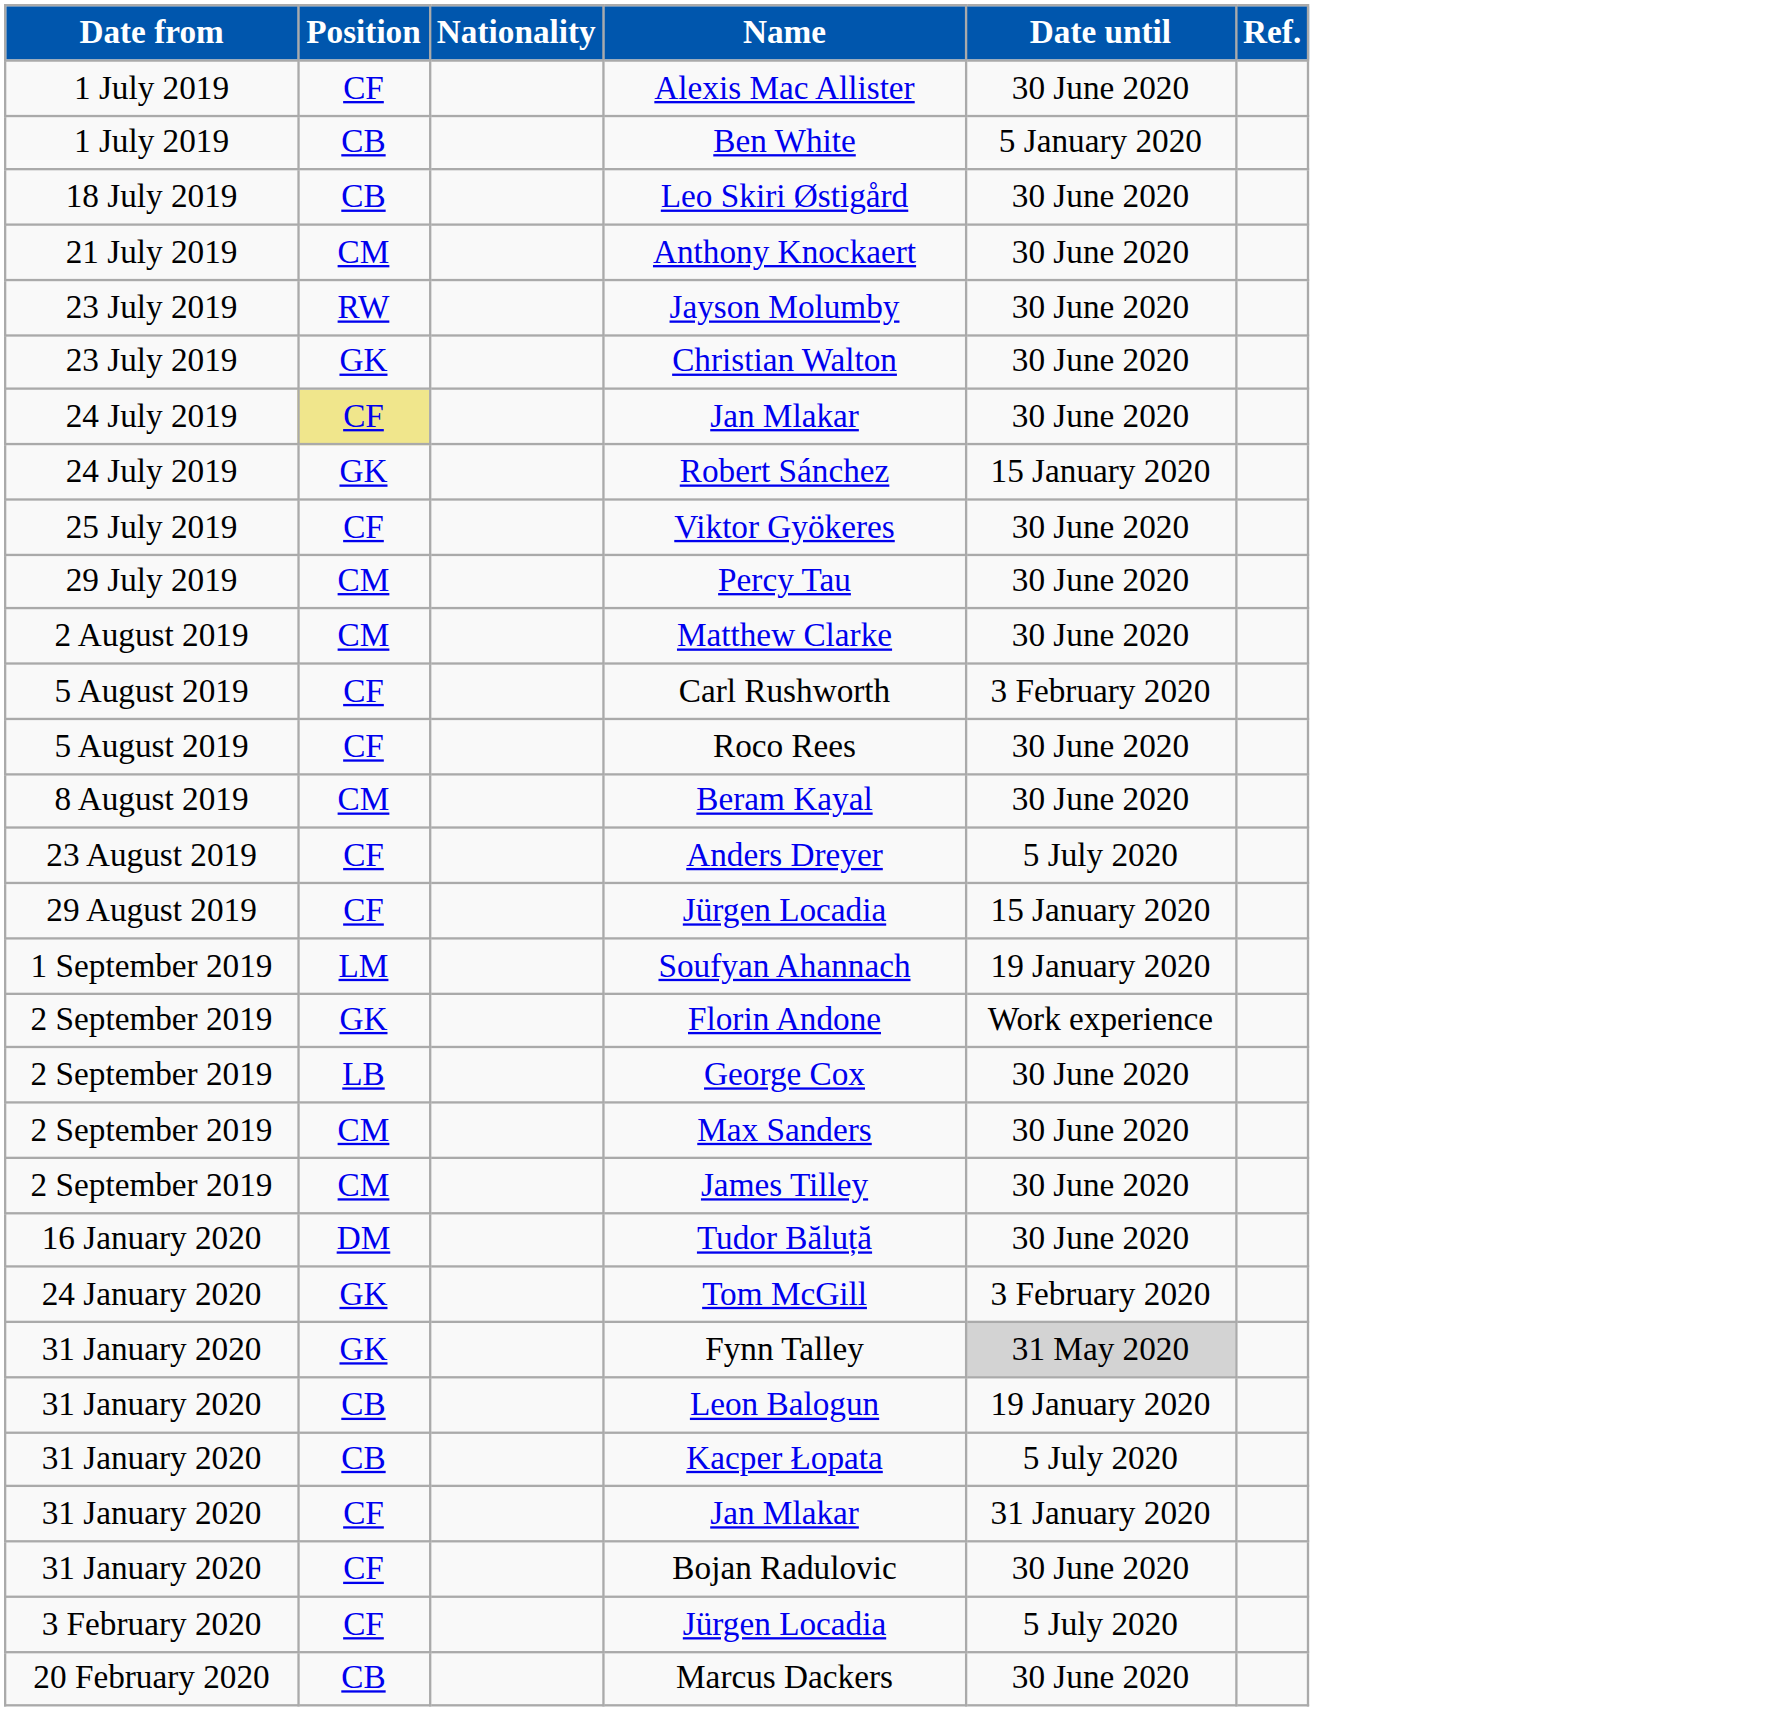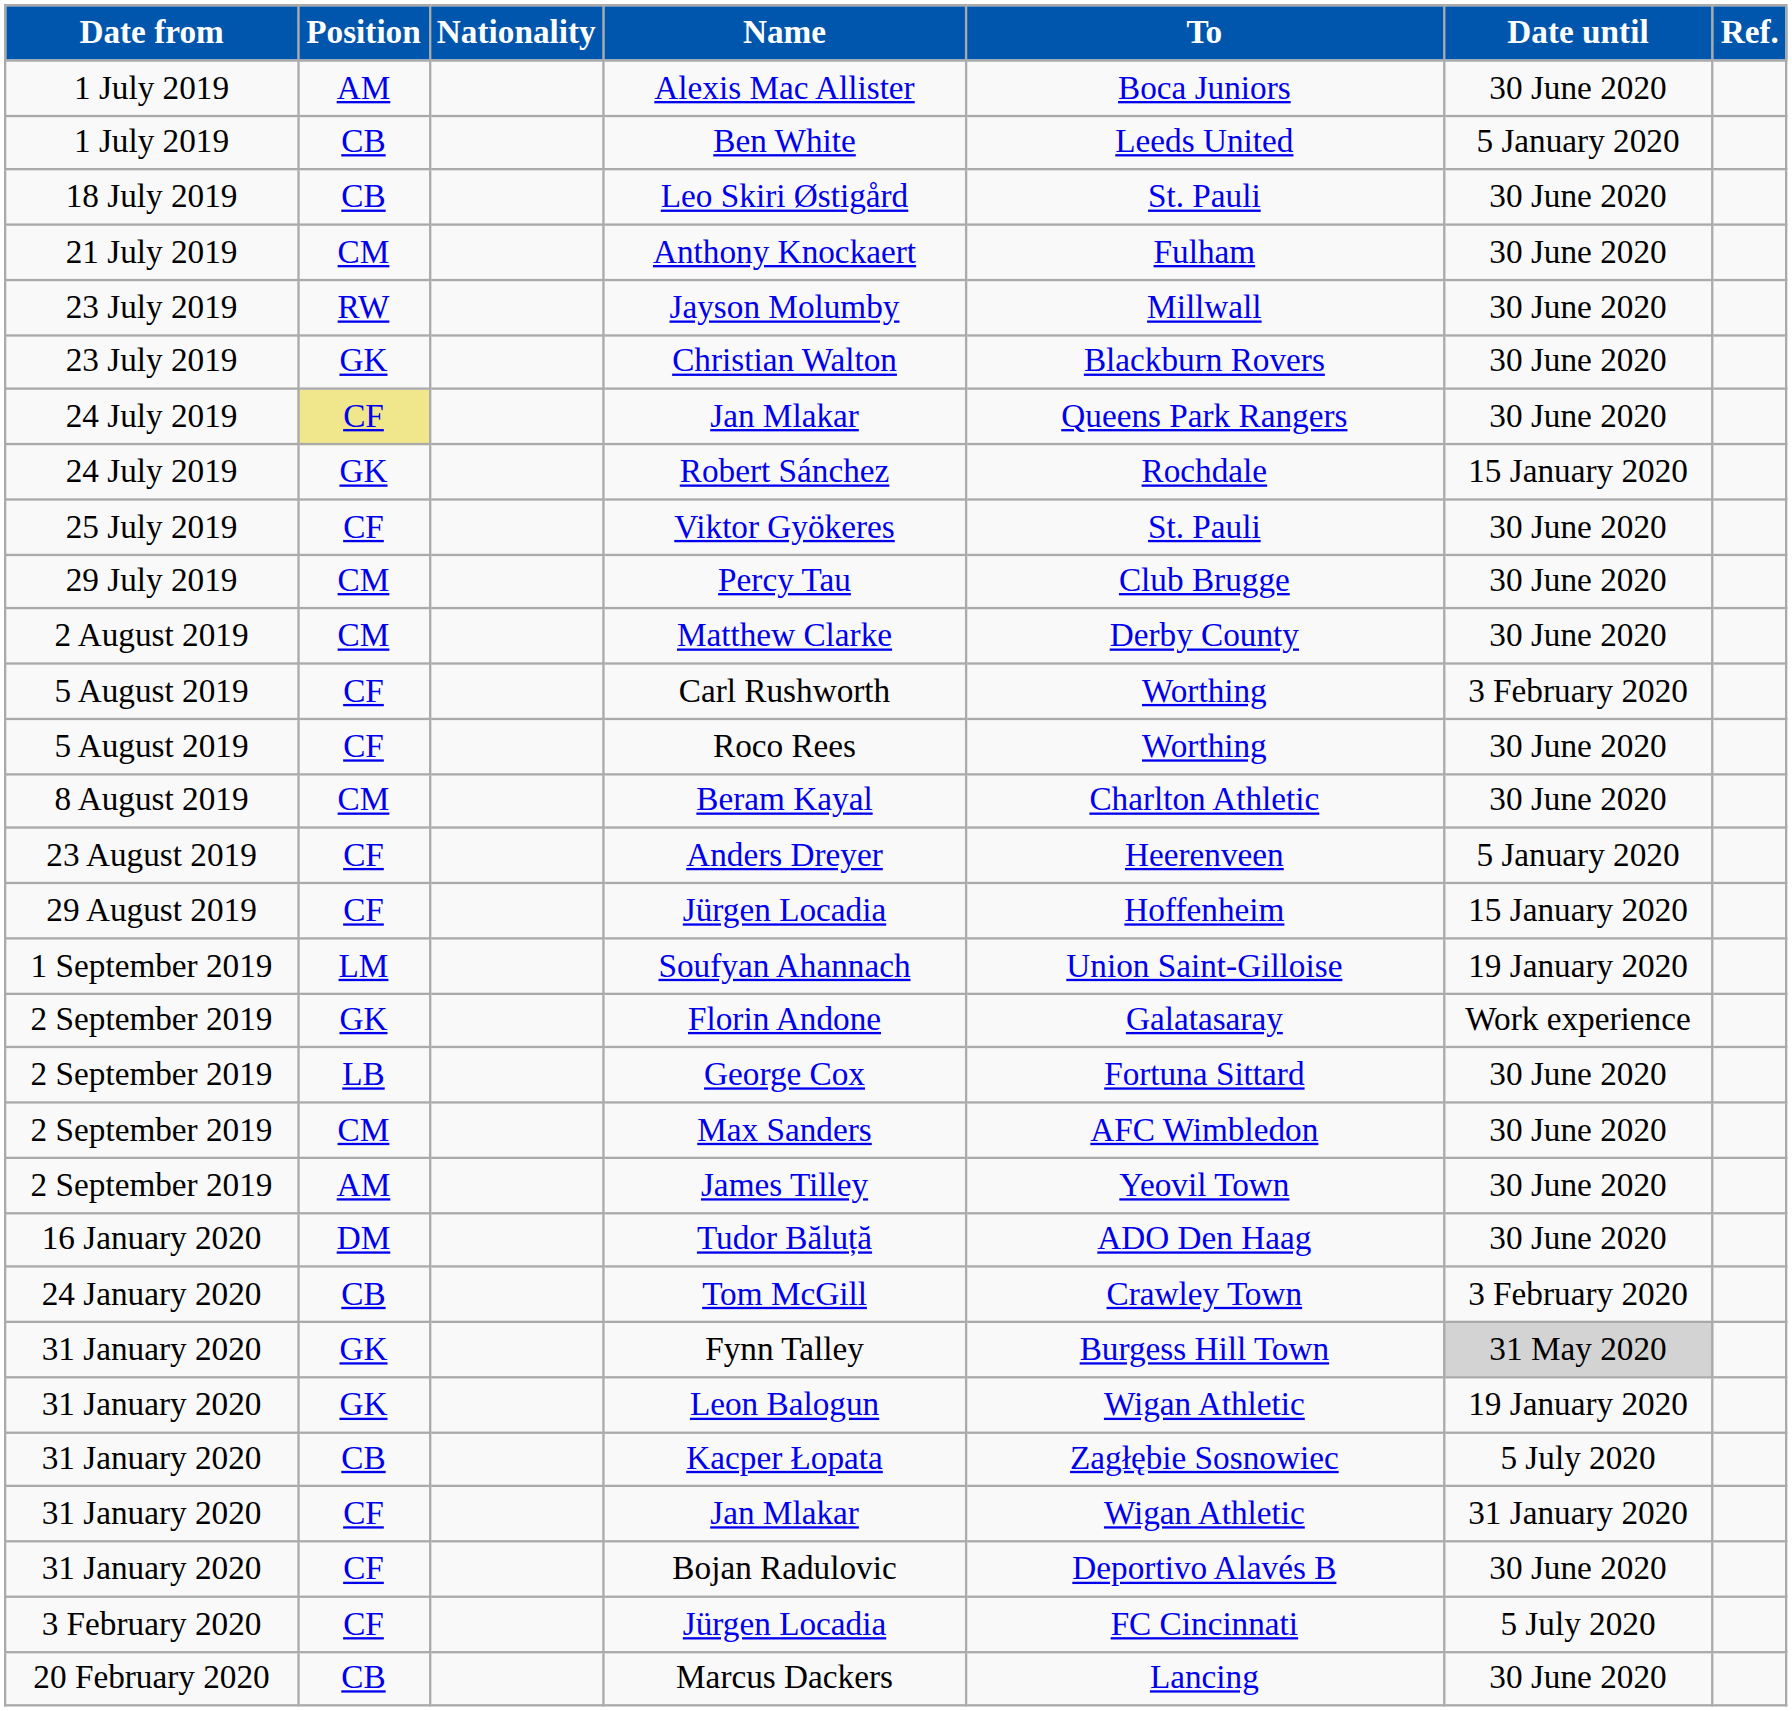+ column: (1204, 32)
(363, 87) CF -> (363, 87) AM
(1100, 855) 5 July 2020 -> (1578, 855) 5 January 2020
(363, 1184) CM -> (363, 1184) AM
(363, 1294) GK -> (363, 1294) CB
(363, 1403) CB -> (363, 1403) GK
